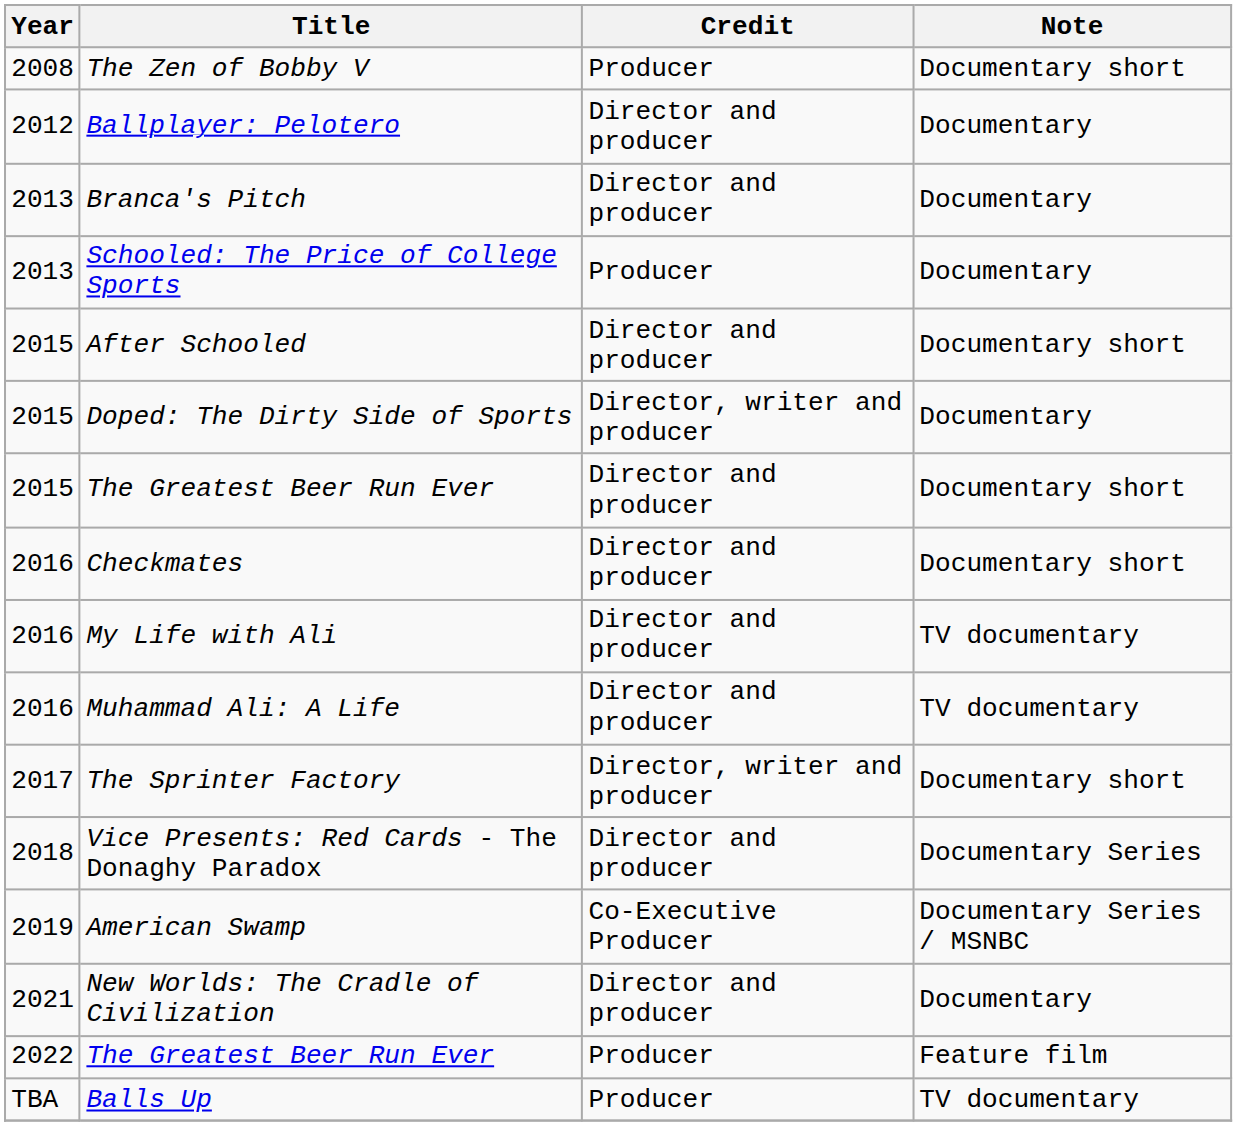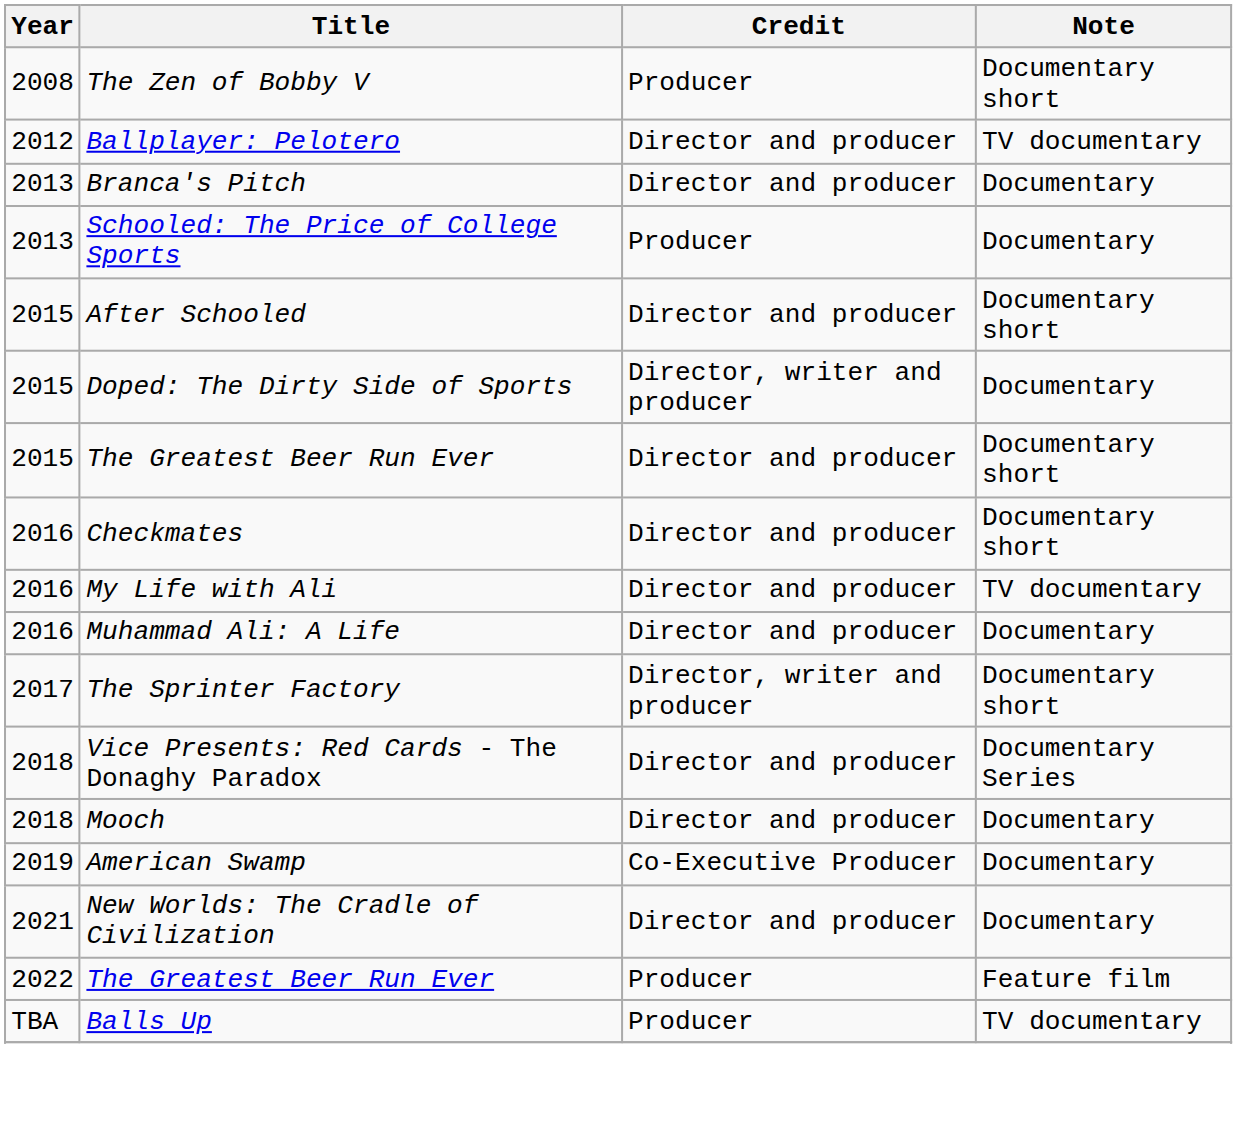(1006, 127) Documentary -> (1092, 142) TV documentary
(1029, 708) TV documentary -> (1068, 633) Documentary
+ row: (43, 821)
(1061, 927) Documentary Series / MSNBC -> (1068, 864) Documentary
